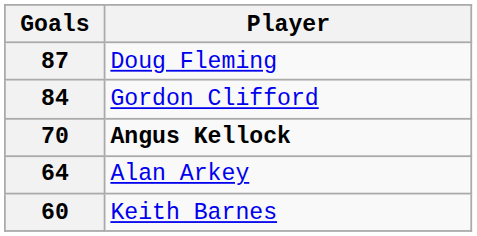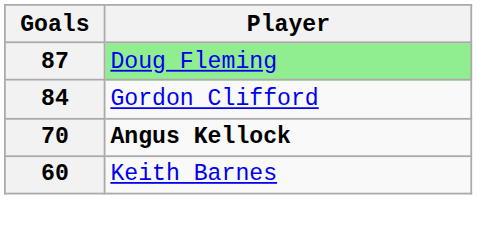(194, 61) no background -> (194, 61) lightgreen background
- row: (55, 175)
